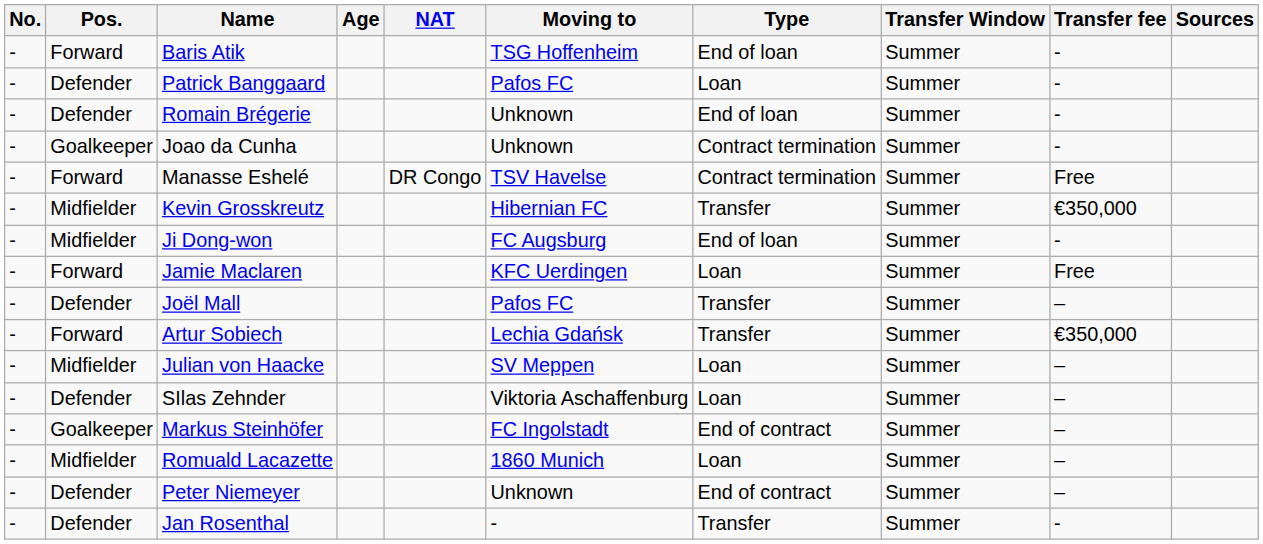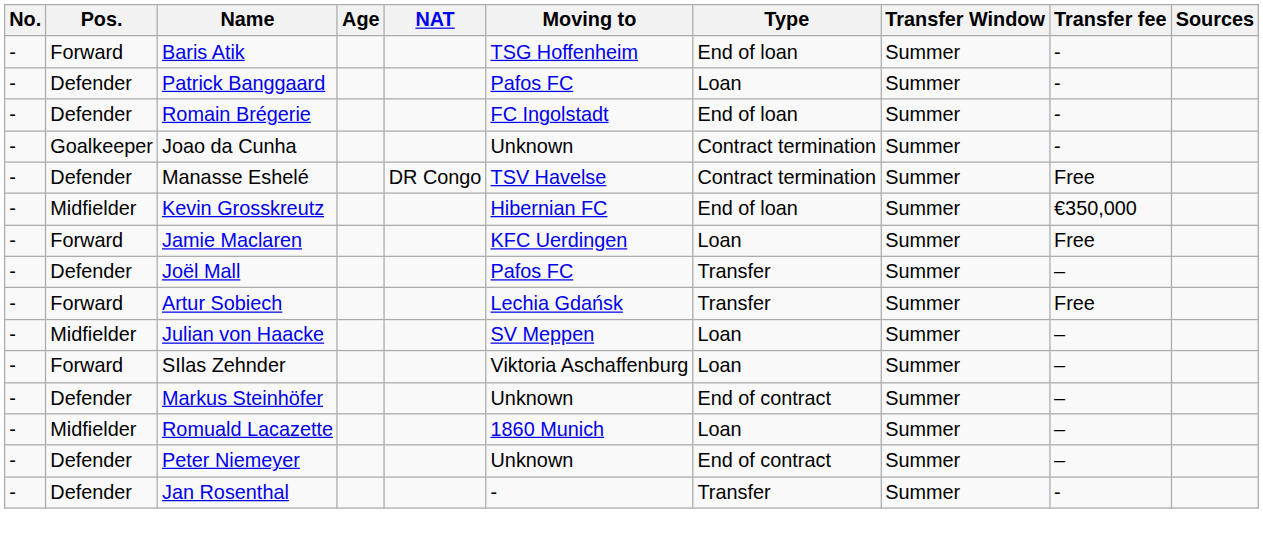(532, 114) Unknown -> (550, 114) FC Ingolstadt
(87, 177) Forward -> (91, 177) Defender
(734, 209) Transfer -> (748, 209) End of loan
- row: (217, 240)
(1095, 334) €350,000 -> (1074, 303) Free
(91, 397) Defender -> (87, 366) Forward
(102, 429) Goalkeeper -> (91, 397) Defender
(550, 429) FC Ingolstadt -> (532, 397) Unknown
